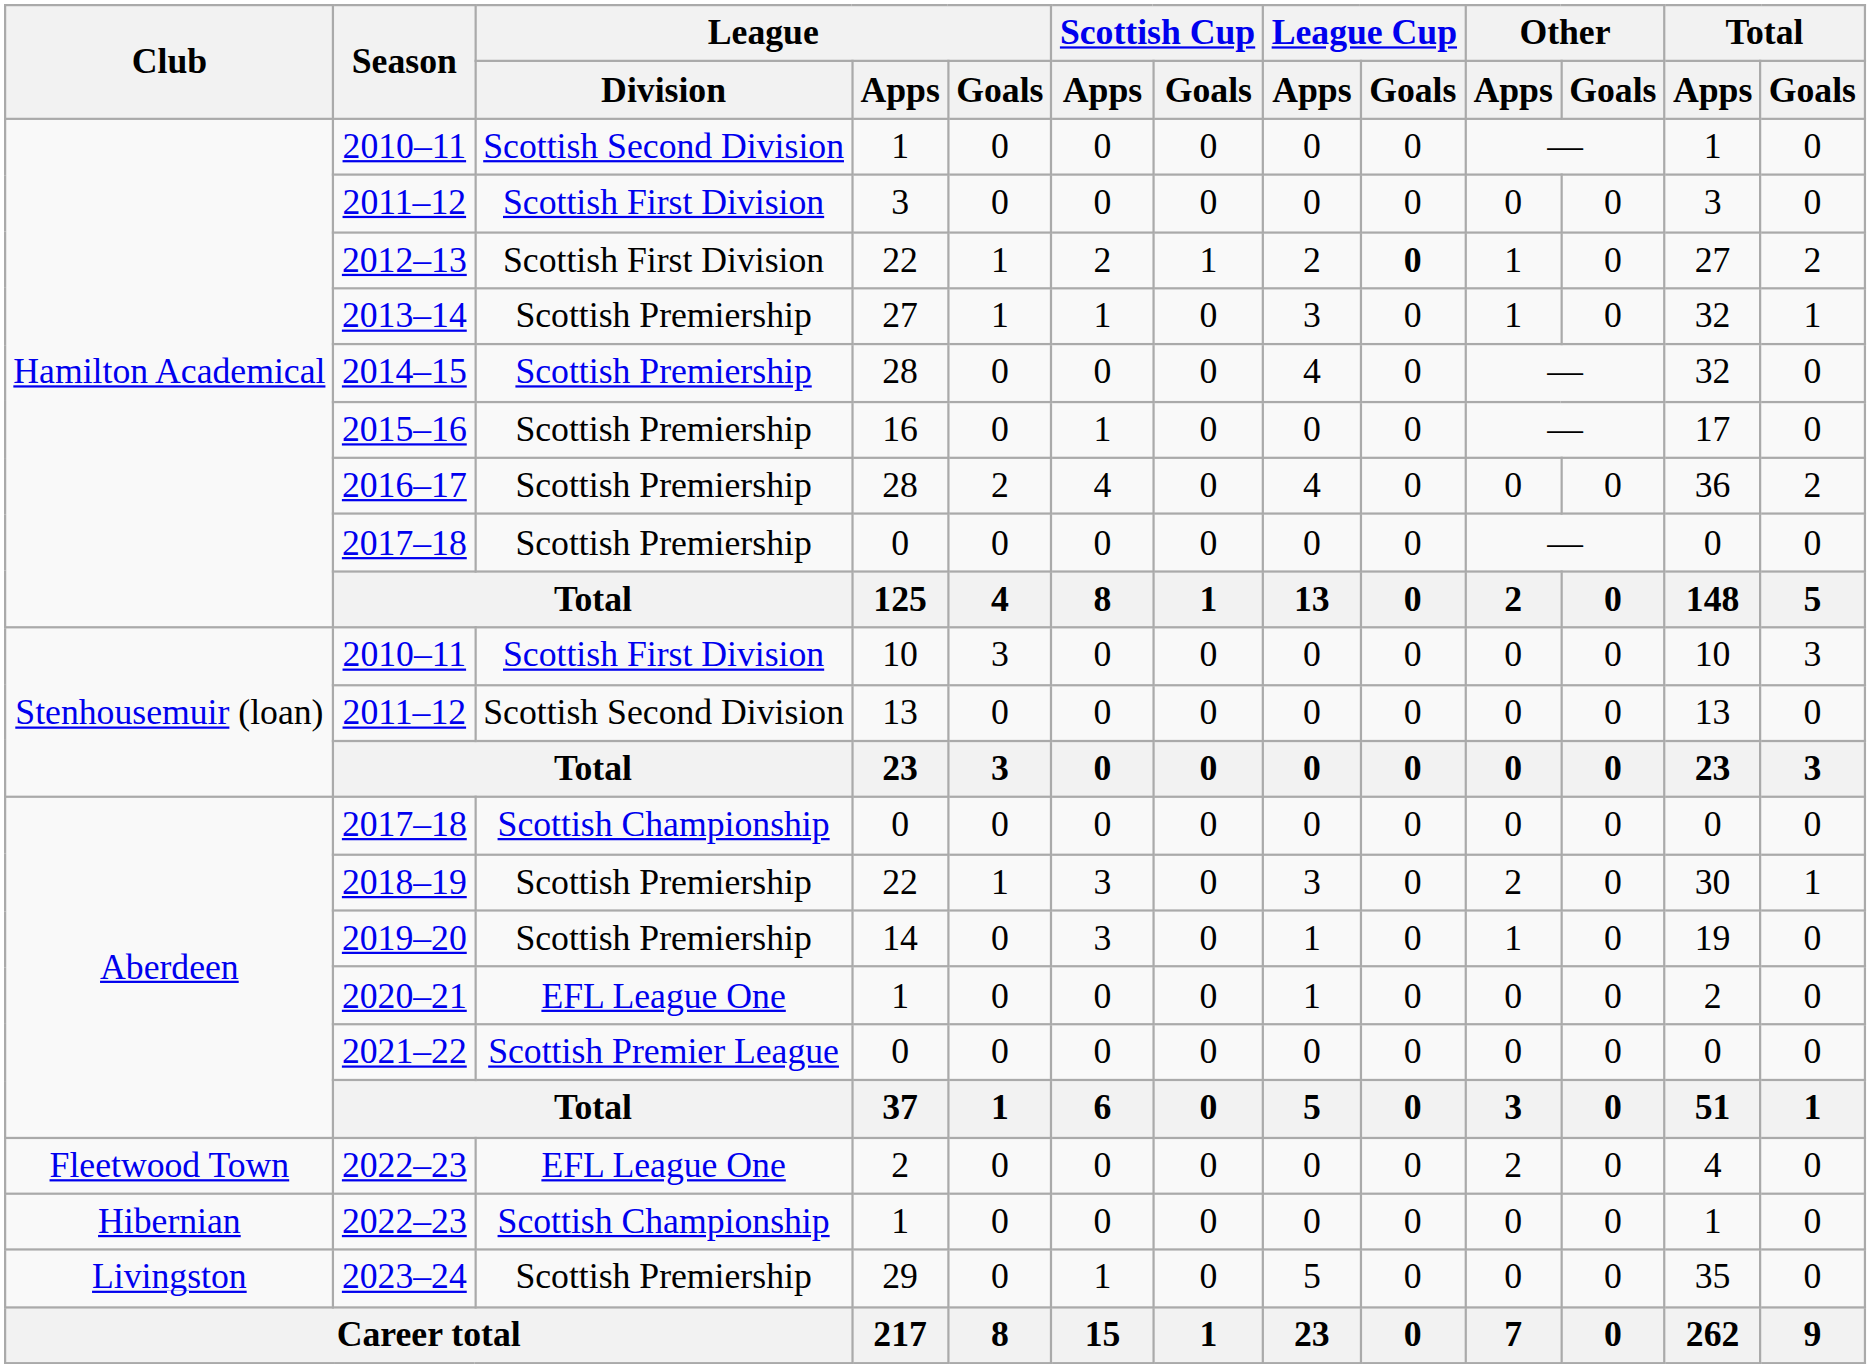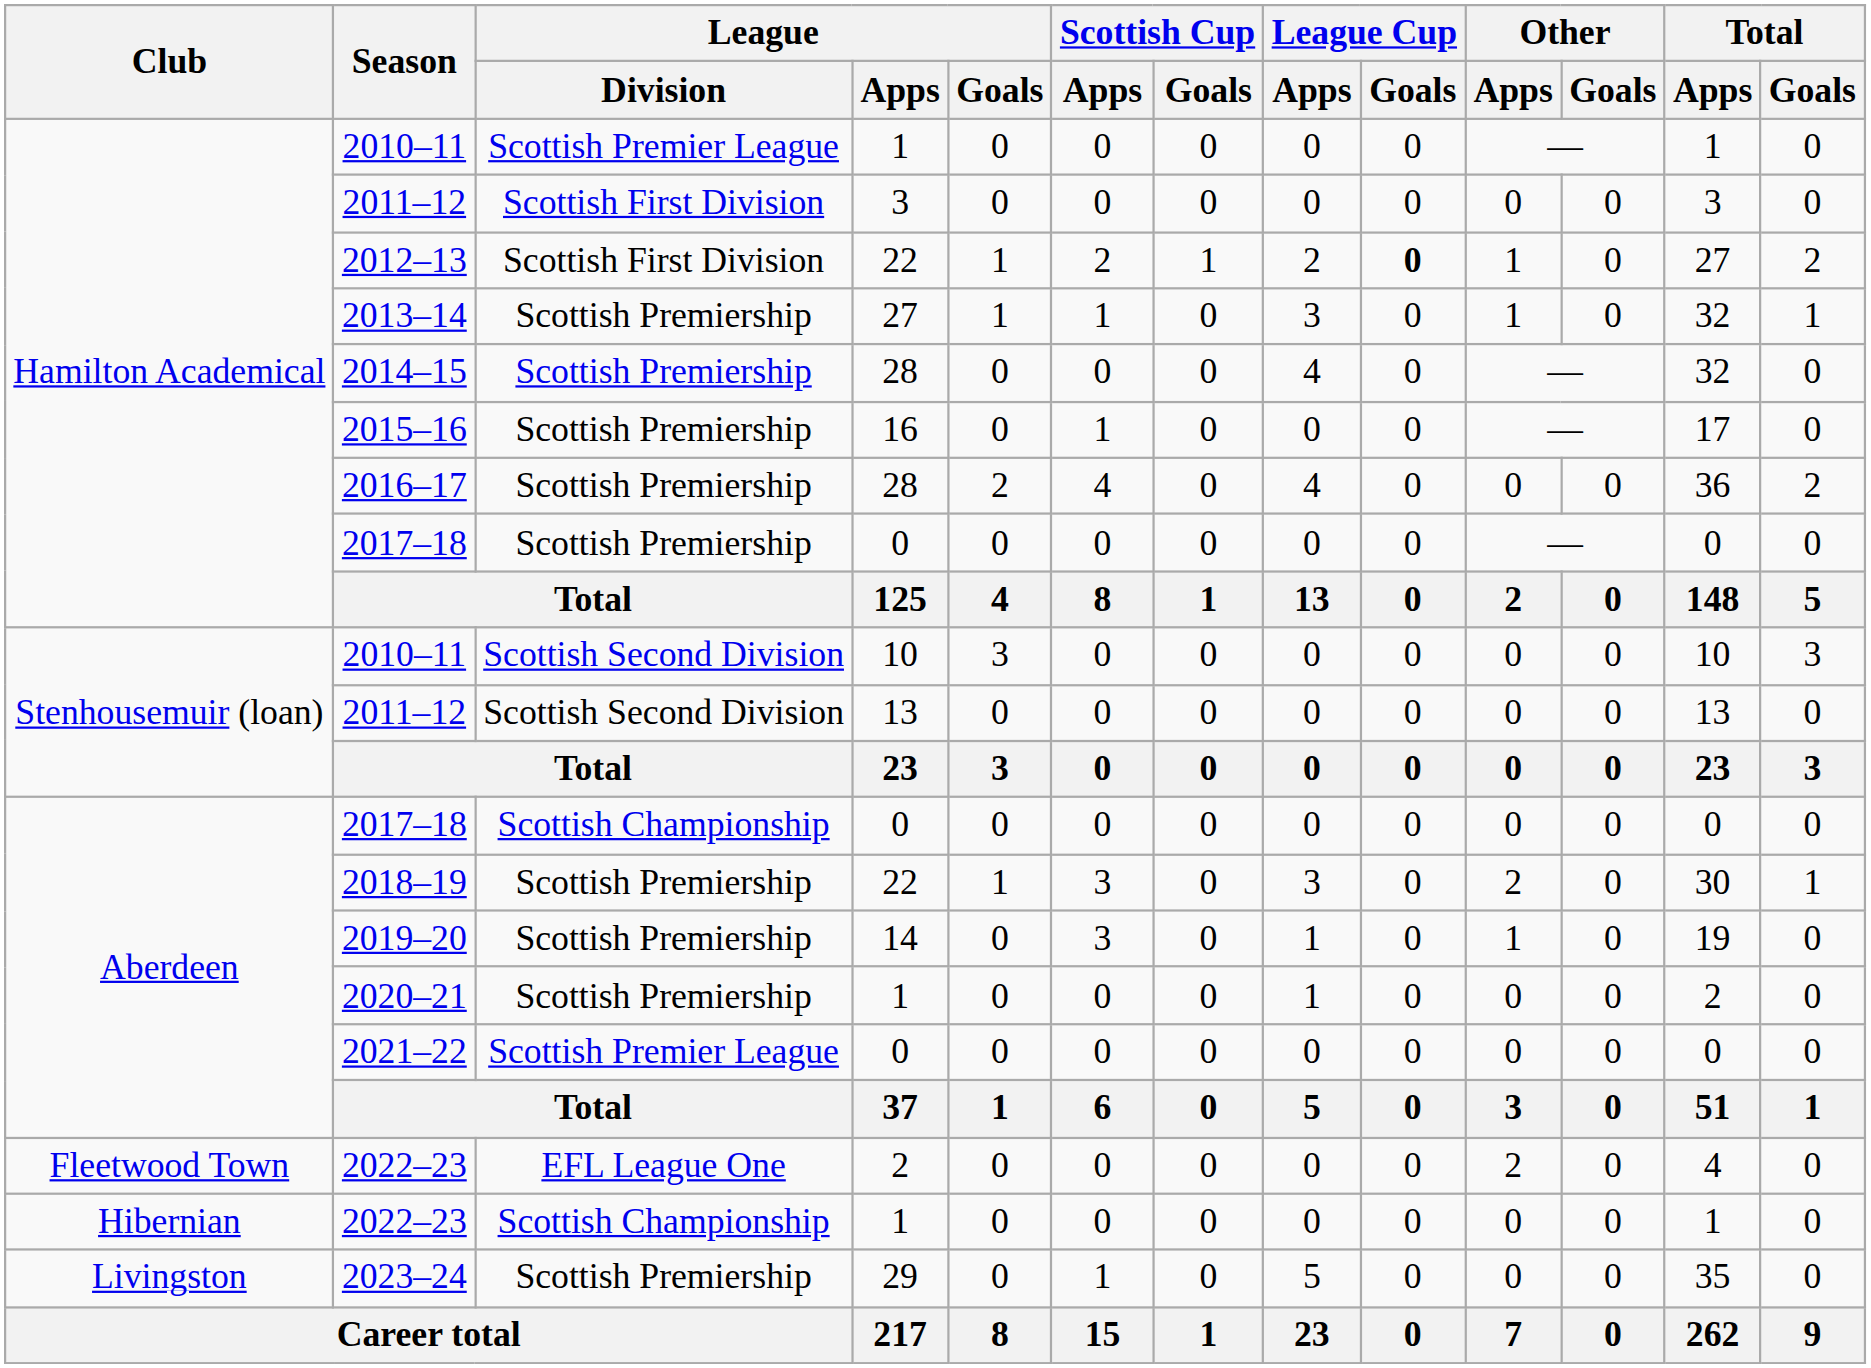(664, 145) Scottish Second Division -> (664, 145) Scottish Premier League
(664, 655) Scottish First Division -> (664, 655) Scottish Second Division
(664, 994) EFL League One -> (664, 994) Scottish Premiership
